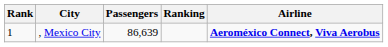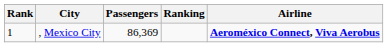(143, 32) 86,639 -> (143, 32) 86,369
